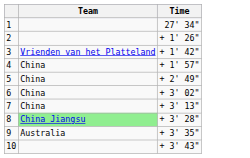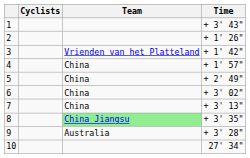+ column: (40, 11)
(182, 25) 27' 34" -> (224, 25) + 3' 43"
(180, 120) + 3' 28" -> (224, 120) + 3' 35"
(180, 133) + 3' 35" -> (224, 133) + 3' 28"
(180, 147) + 3' 43" -> (226, 147) 27' 34"
